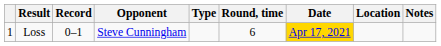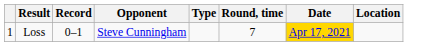- column: (419, 13)
(252, 32) 6 -> (252, 32) 7
